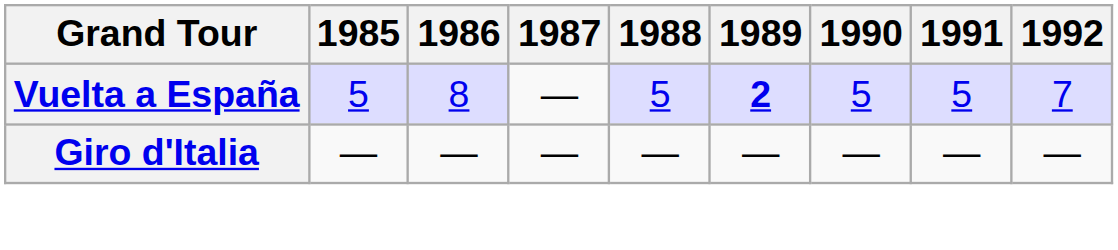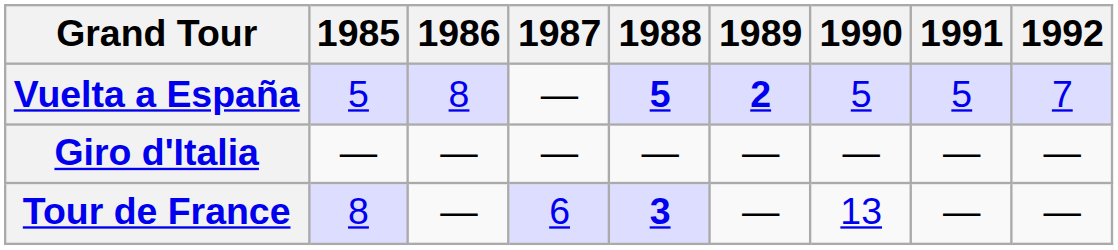(660, 93) normal -> (660, 93) bold
+ row: (157, 212)
